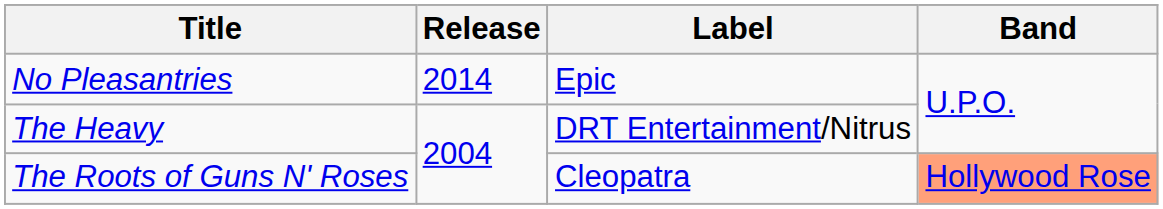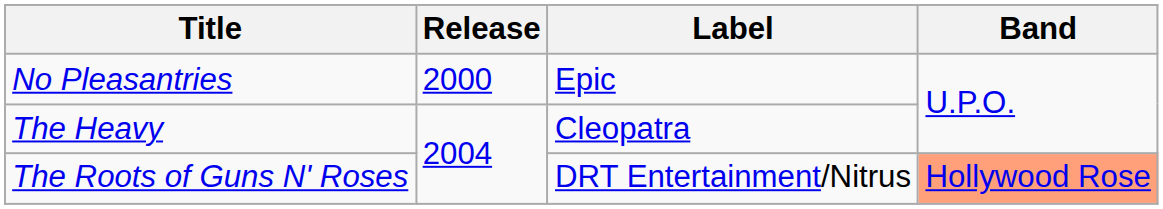(457, 78) 2014 -> (457, 78) 2000
(733, 128) DRT Entertainment/Nitrus -> (623, 128) Cleopatra
(623, 177) Cleopatra -> (733, 177) DRT Entertainment/Nitrus
